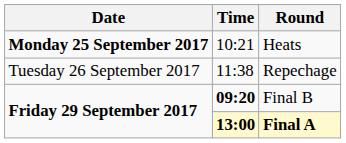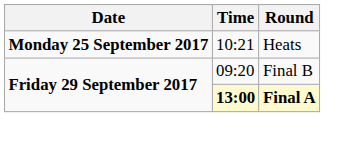- row: (300, 71)
(236, 97) bold -> (235, 71) normal
